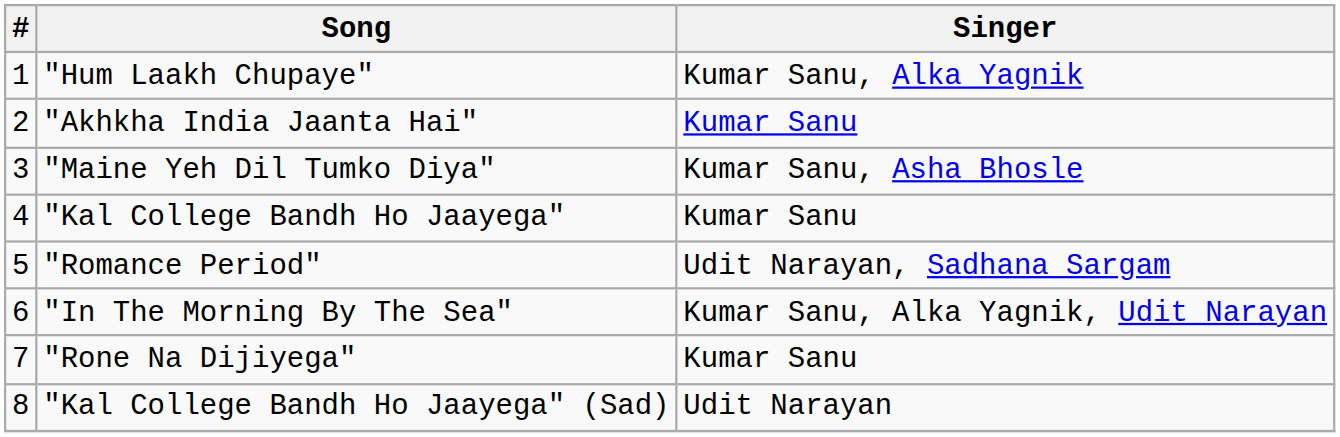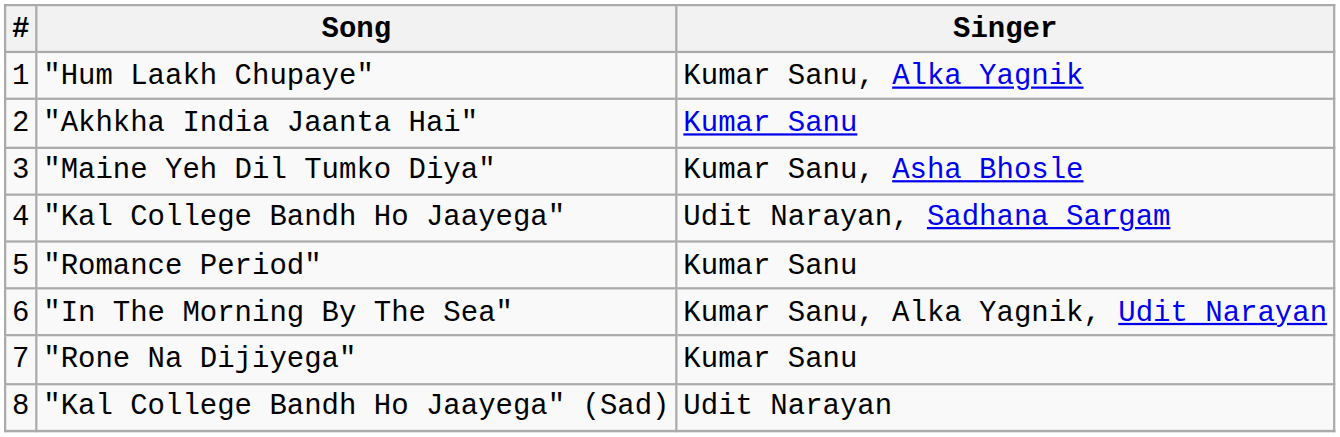(770, 218) Kumar Sanu -> (927, 218) Udit Narayan, Sadhana Sargam
(927, 265) Udit Narayan, Sadhana Sargam -> (770, 265) Kumar Sanu
